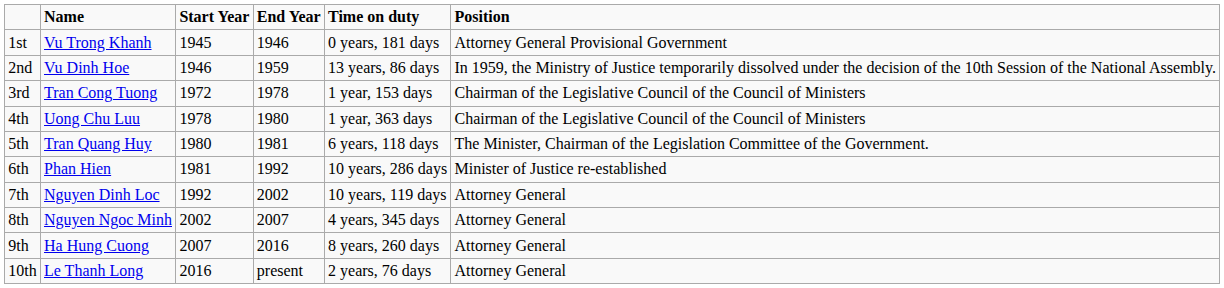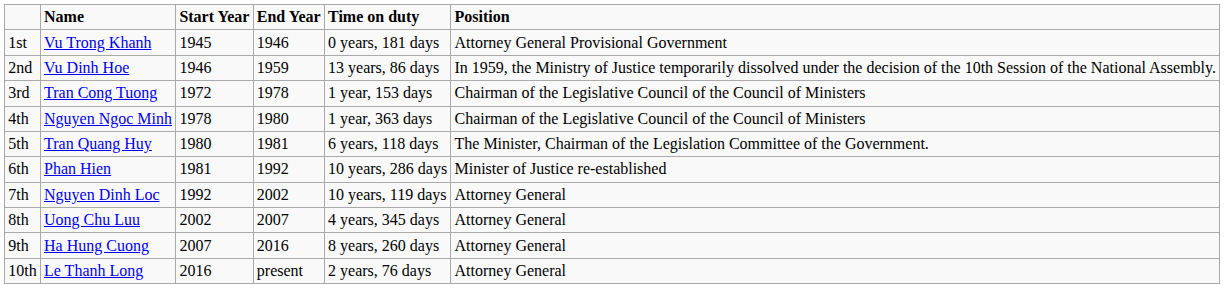(92, 118) Uong Chu Luu -> (108, 118) Nguyen Ngoc Minh
(108, 220) Nguyen Ngoc Minh -> (92, 220) Uong Chu Luu
